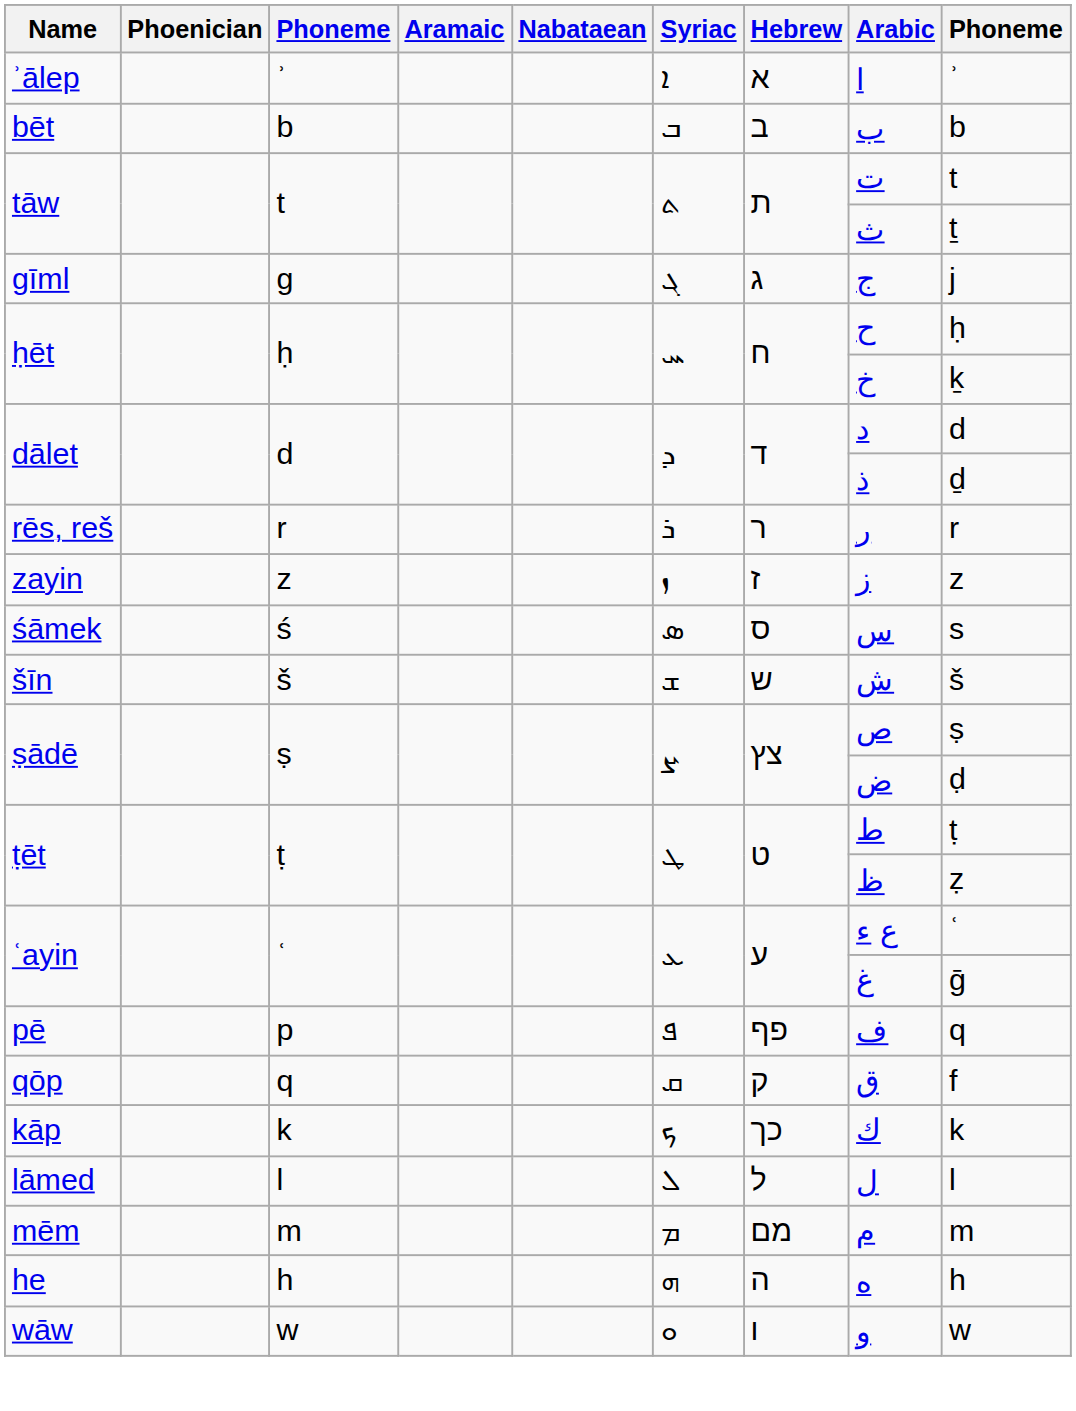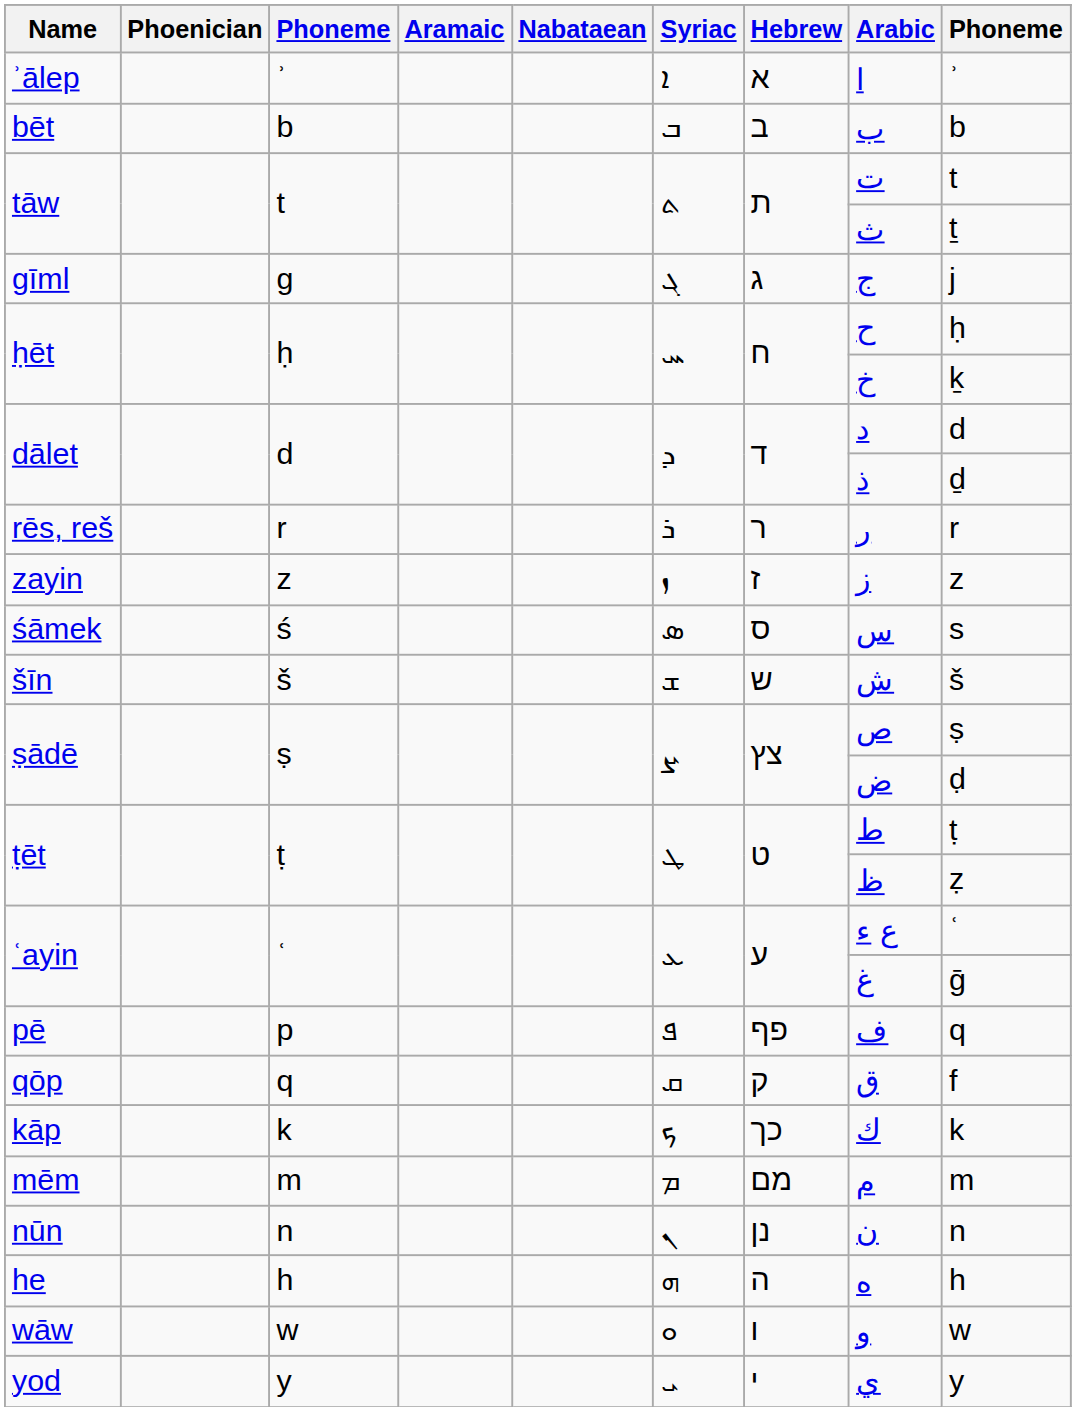- row: (53, 1180)
+ row: (37, 1230)
+ row: (36, 1380)
